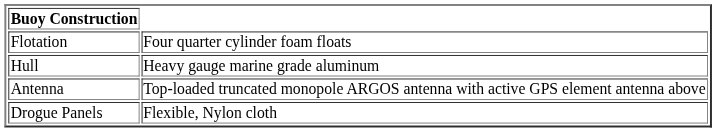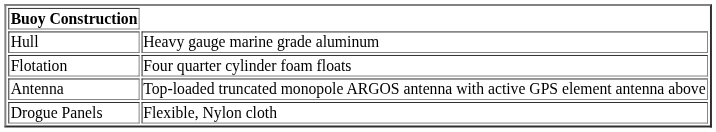rows swapped: (25, 65) <-> (39, 42)
